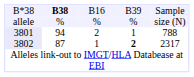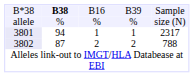(97, 32) 2 -> (97, 32) 1
(170, 32) 788 -> (170, 32) 2317
(97, 43) 1 -> (97, 43) 2
(133, 43) bold -> (133, 43) normal
(170, 43) 2317 -> (170, 43) 788
